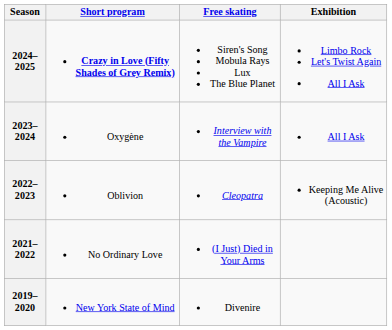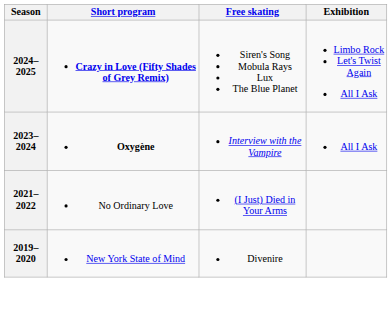(113, 137) normal -> (123, 147) bold
- row: (25, 190)
